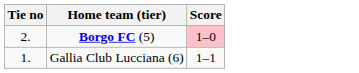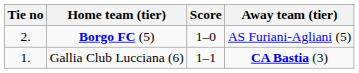+ column: (290, 15)
(206, 36) pink background -> (206, 36) no background
